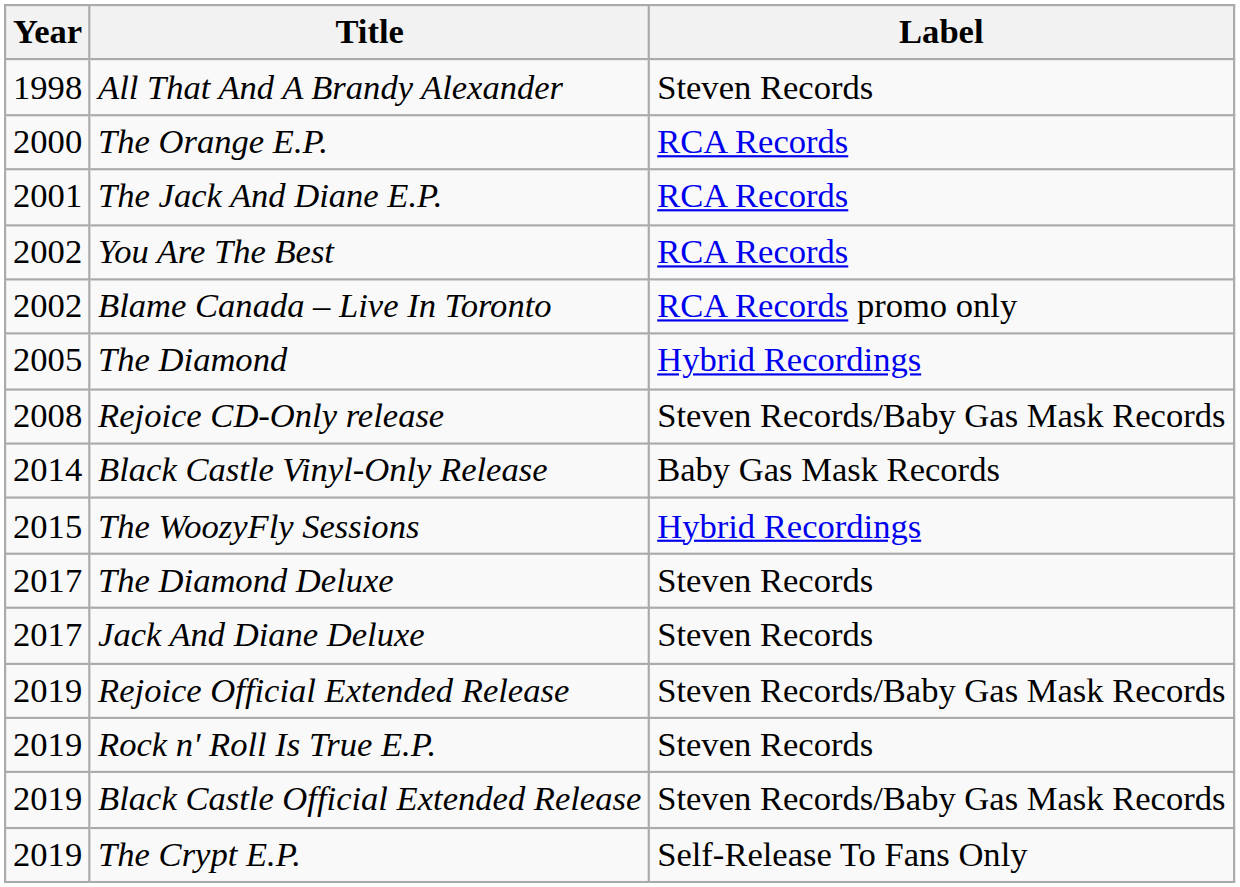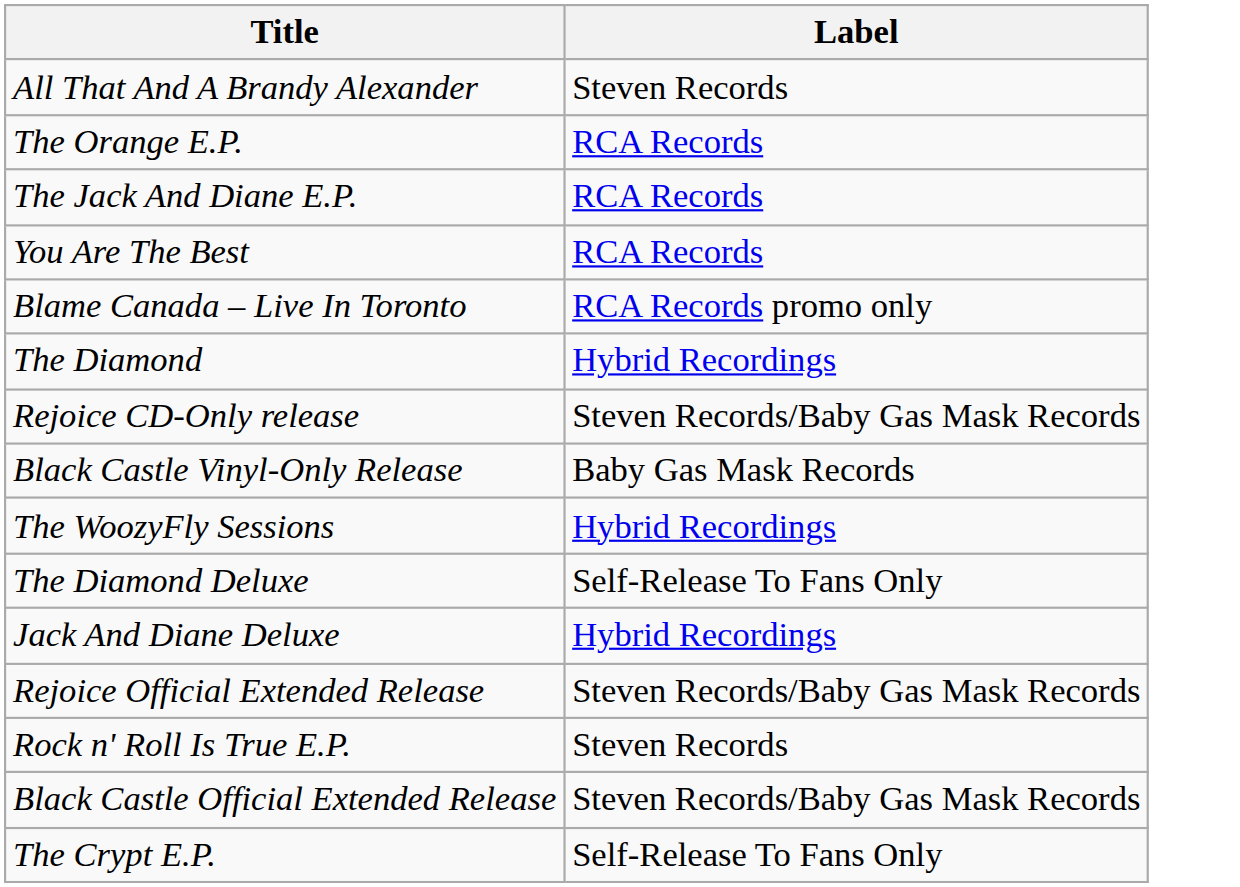- column: (48, 31)
(765, 580) Steven Records -> (757, 580) Self-Release To Fans Only
(765, 634) Steven Records -> (704, 634) Hybrid Recordings
